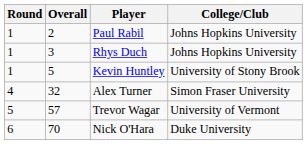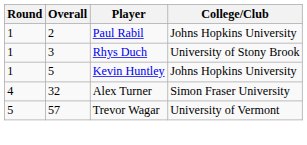(233, 52) Johns Hopkins University -> (235, 52) University of Stony Brook
(235, 71) University of Stony Brook -> (233, 71) Johns Hopkins University
- row: (123, 129)
